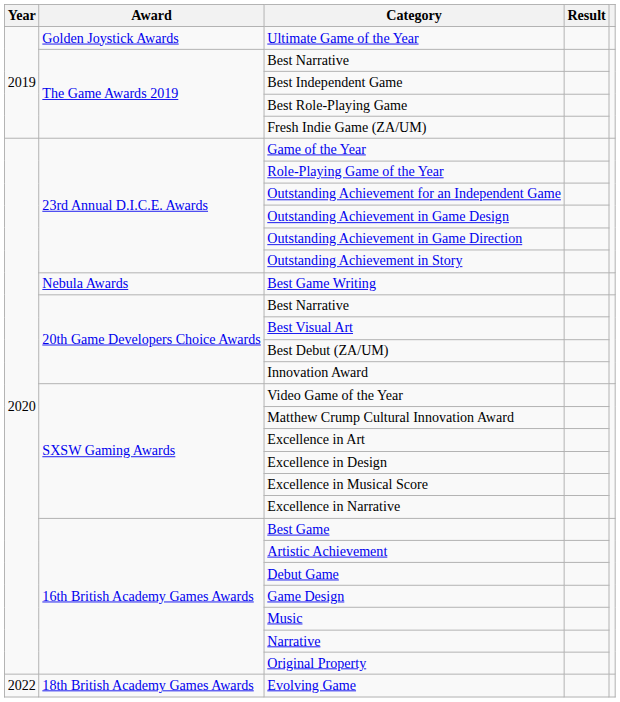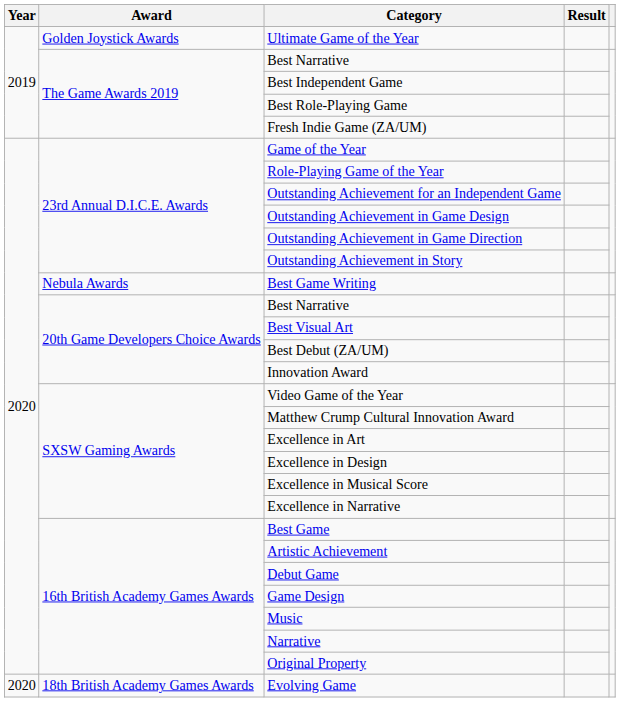(22, 685) 2022 -> (22, 685) 2020
